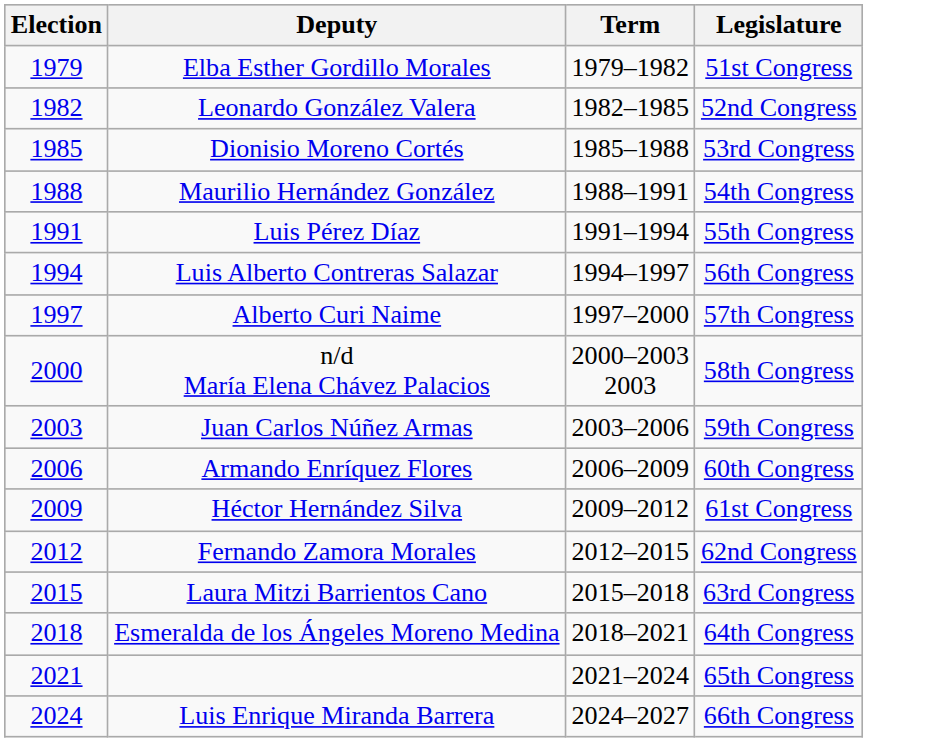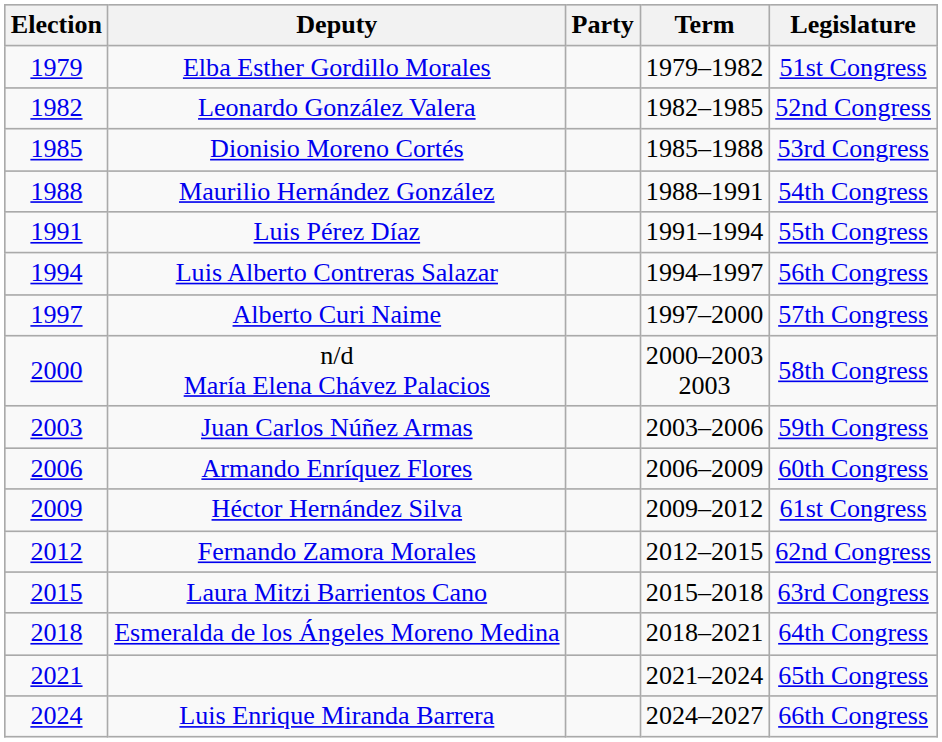+ column: (603, 25)
